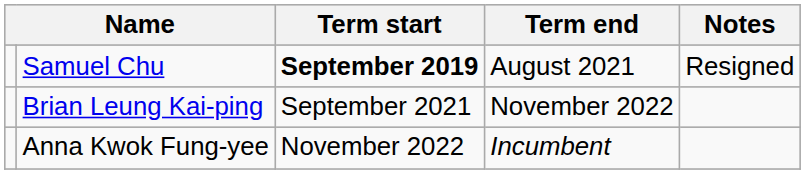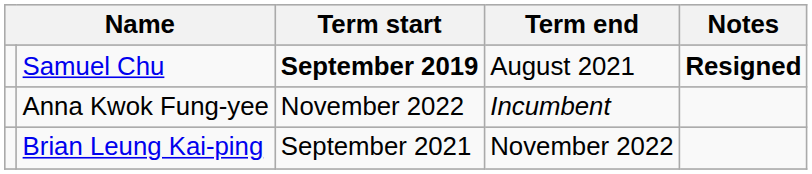(740, 65) normal -> (743, 65) bold
rows swapped: (143, 106) <-> (146, 147)
